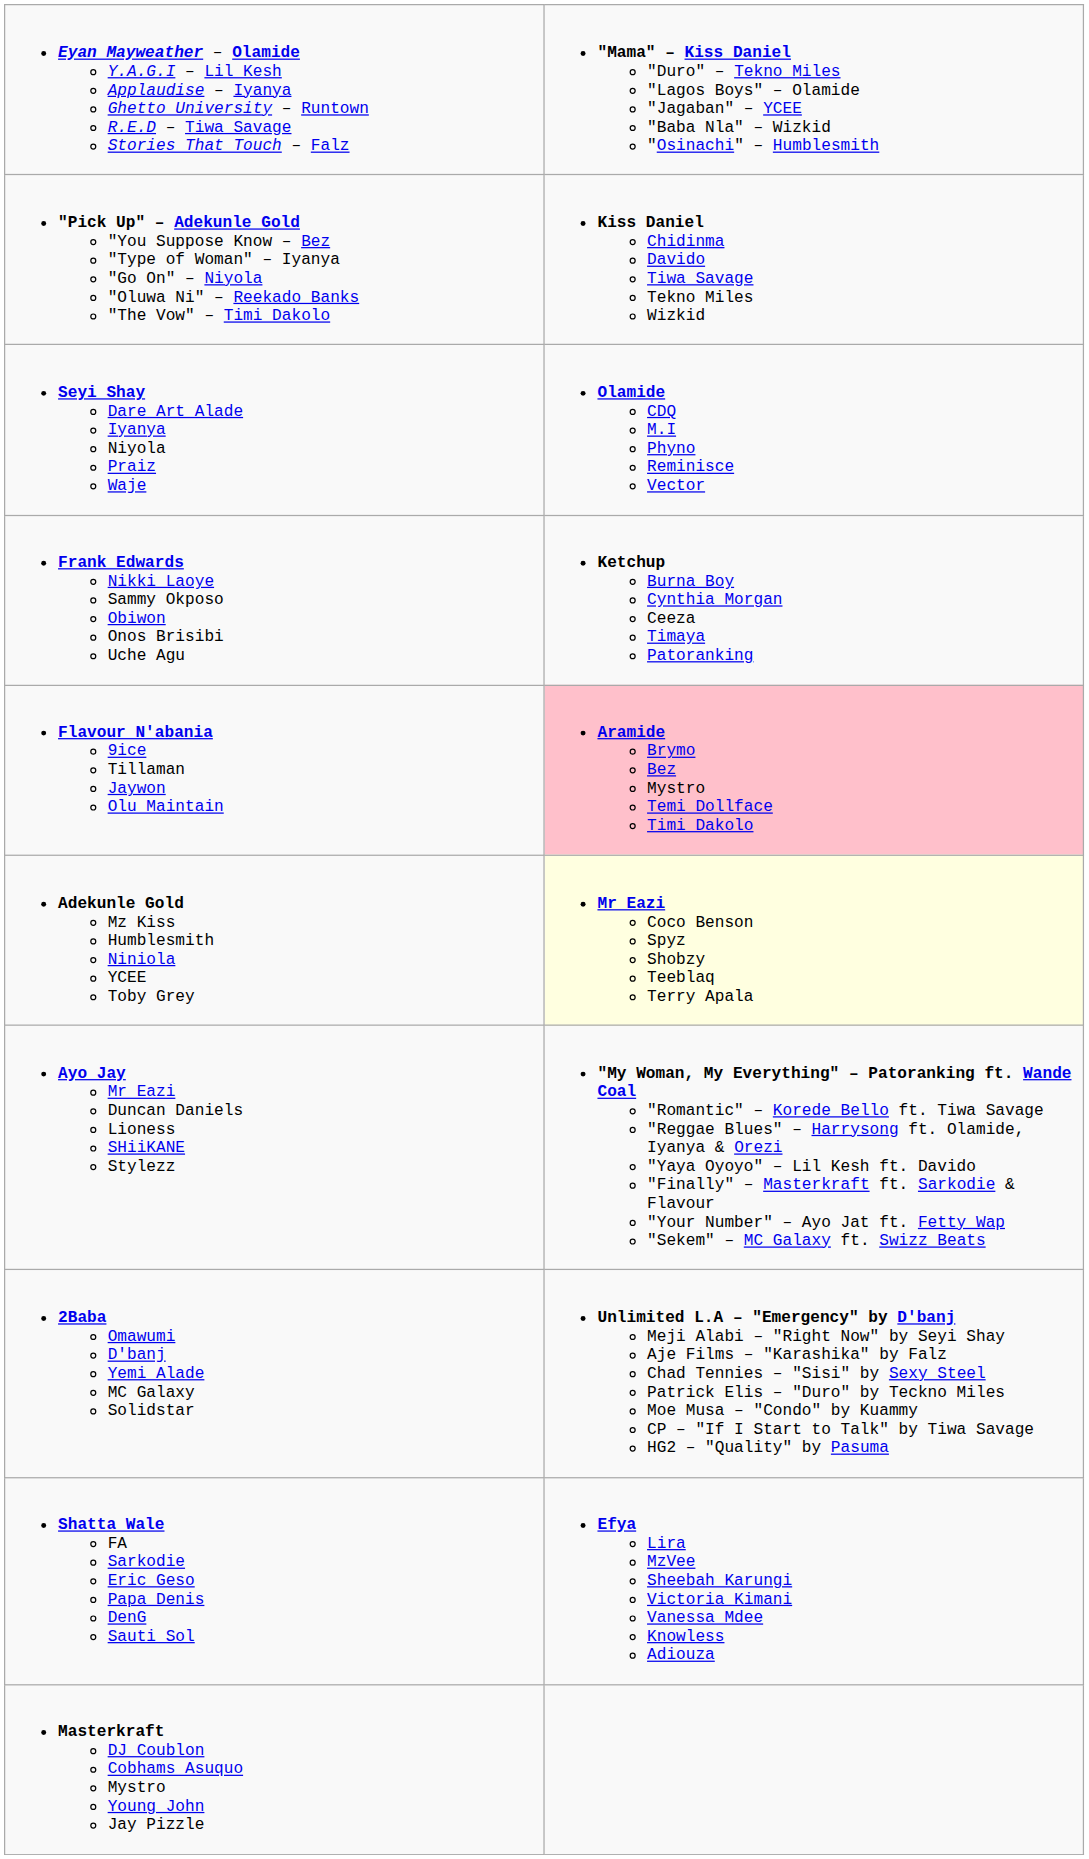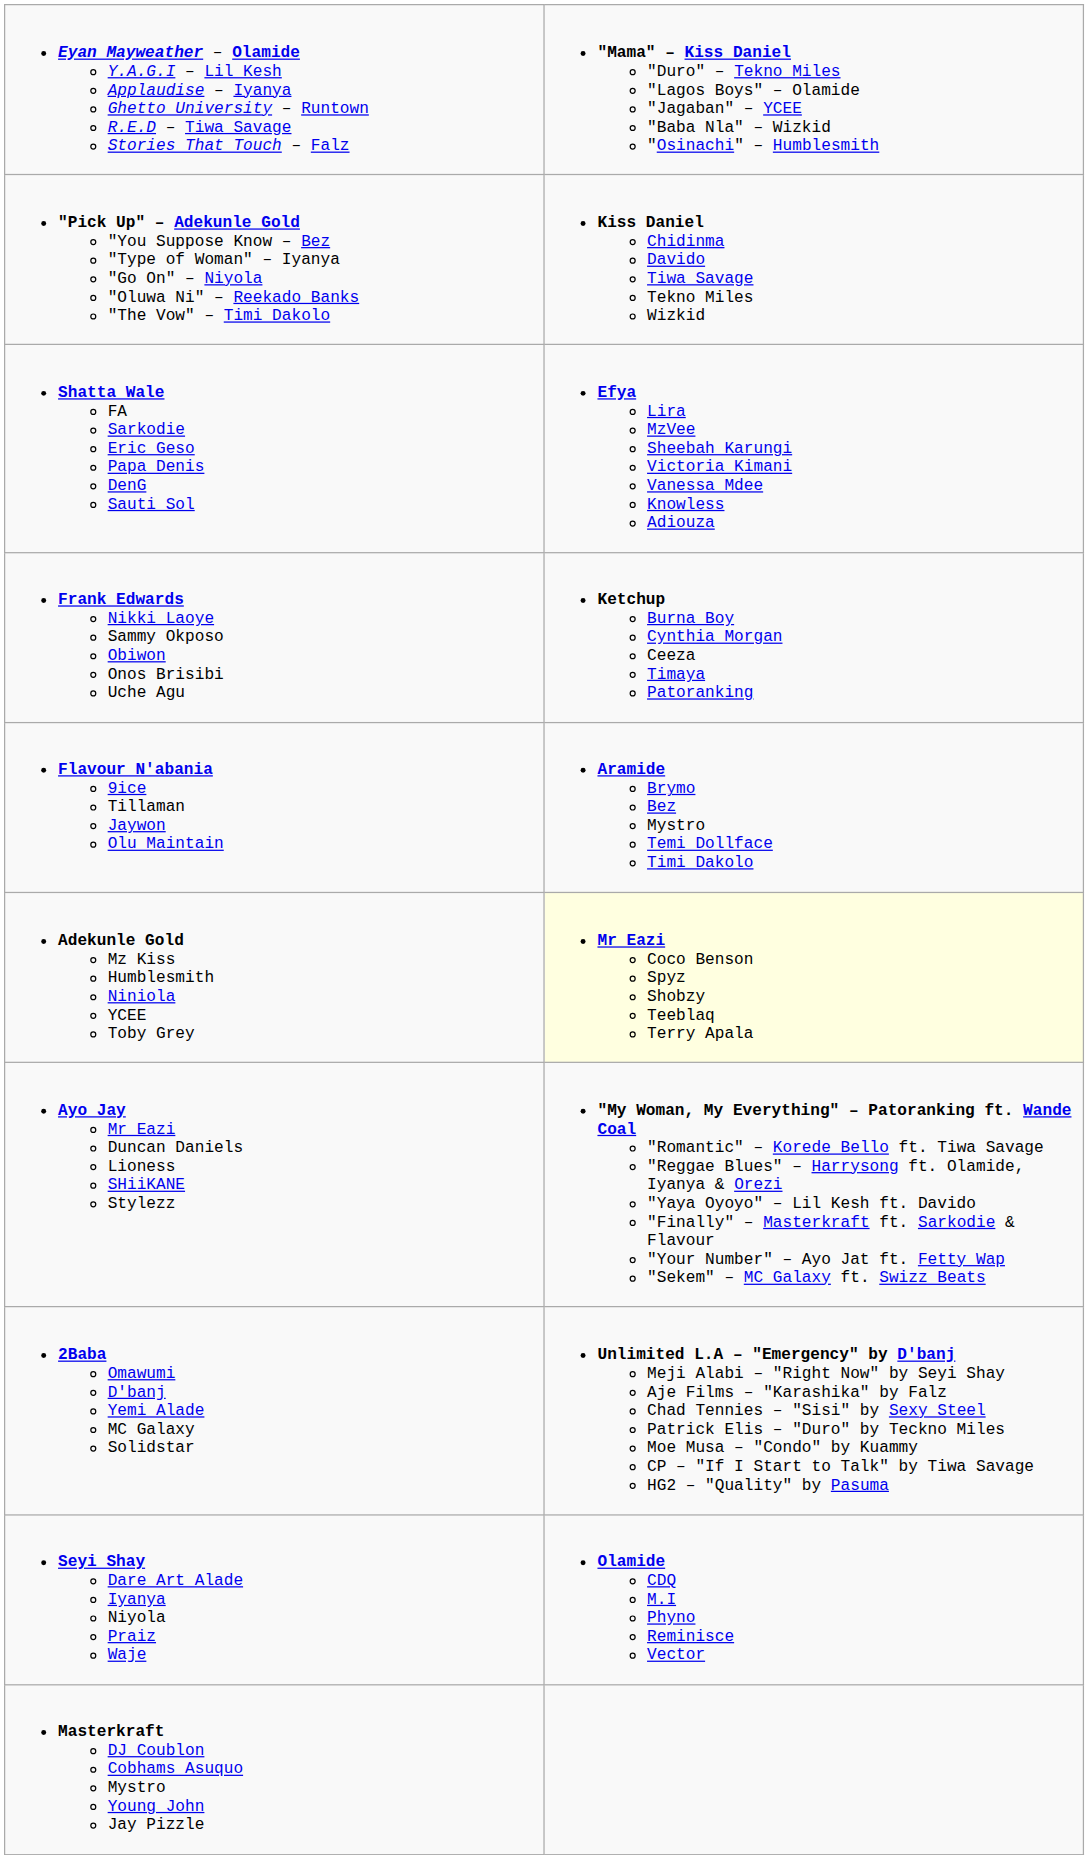rows swapped: (274, 439) <-> (274, 1581)
(814, 779) pink background -> (814, 817) no background
